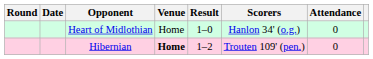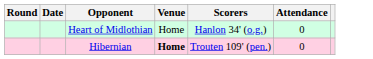- column: (204, 12)
